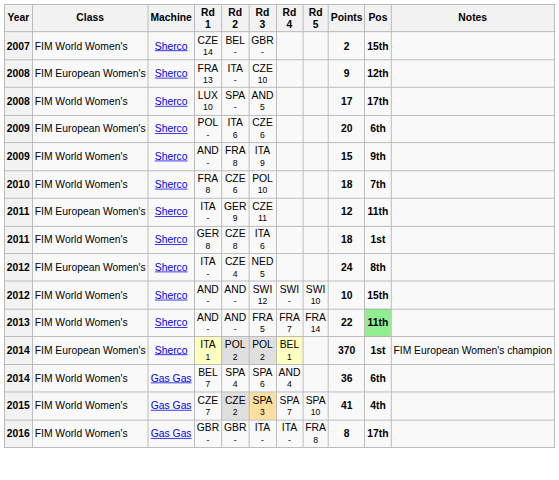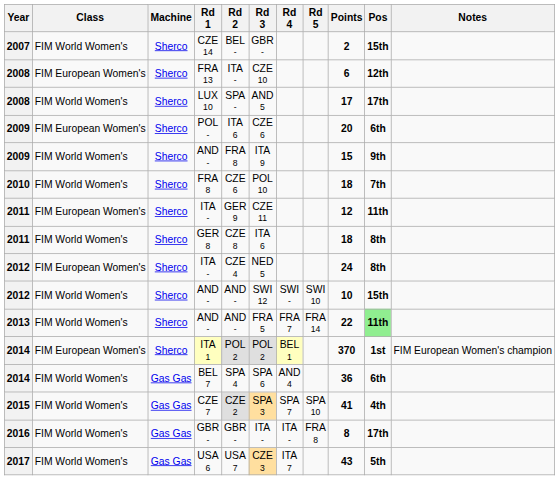(347, 73) 9 -> (347, 73) 6
(378, 239) 1st -> (378, 239) 8th
+ row: (18, 461)
